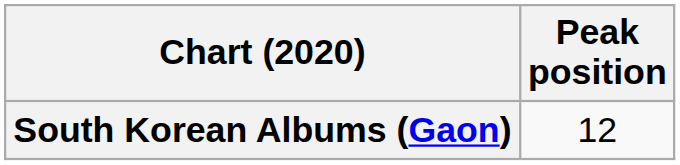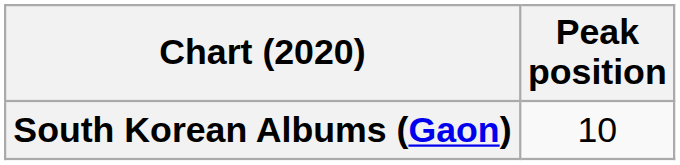(597, 129) 12 -> (597, 129) 10
